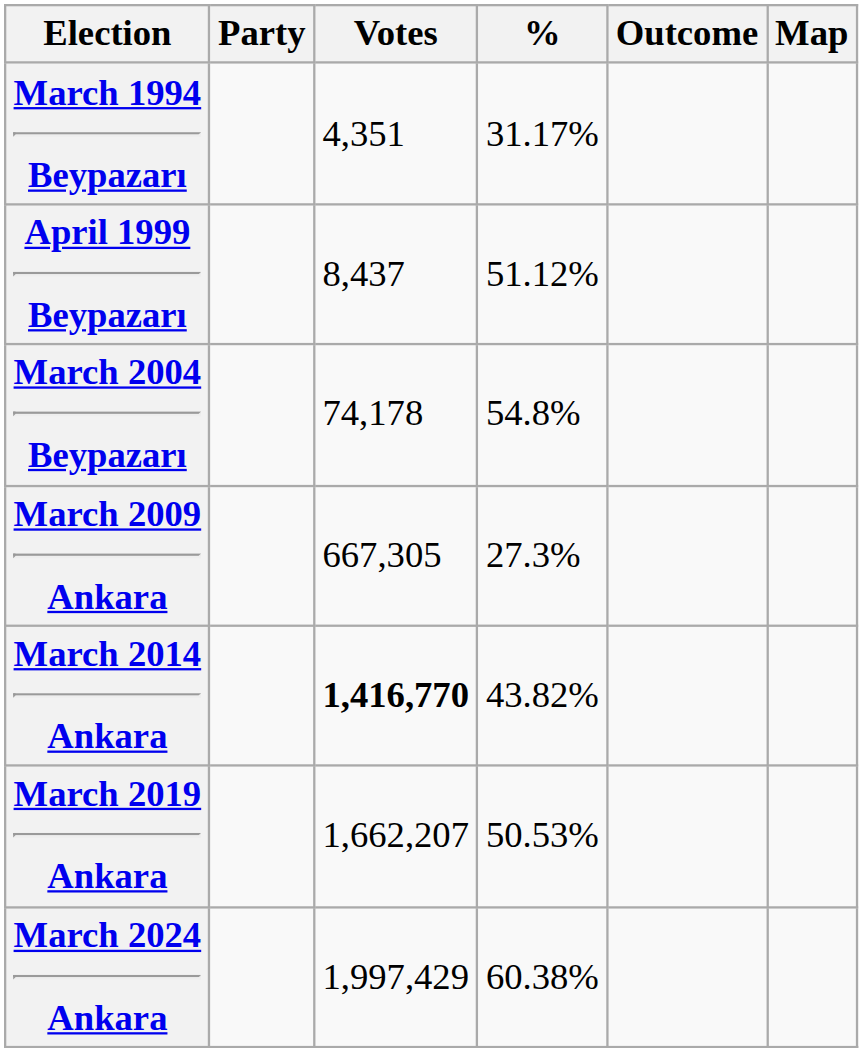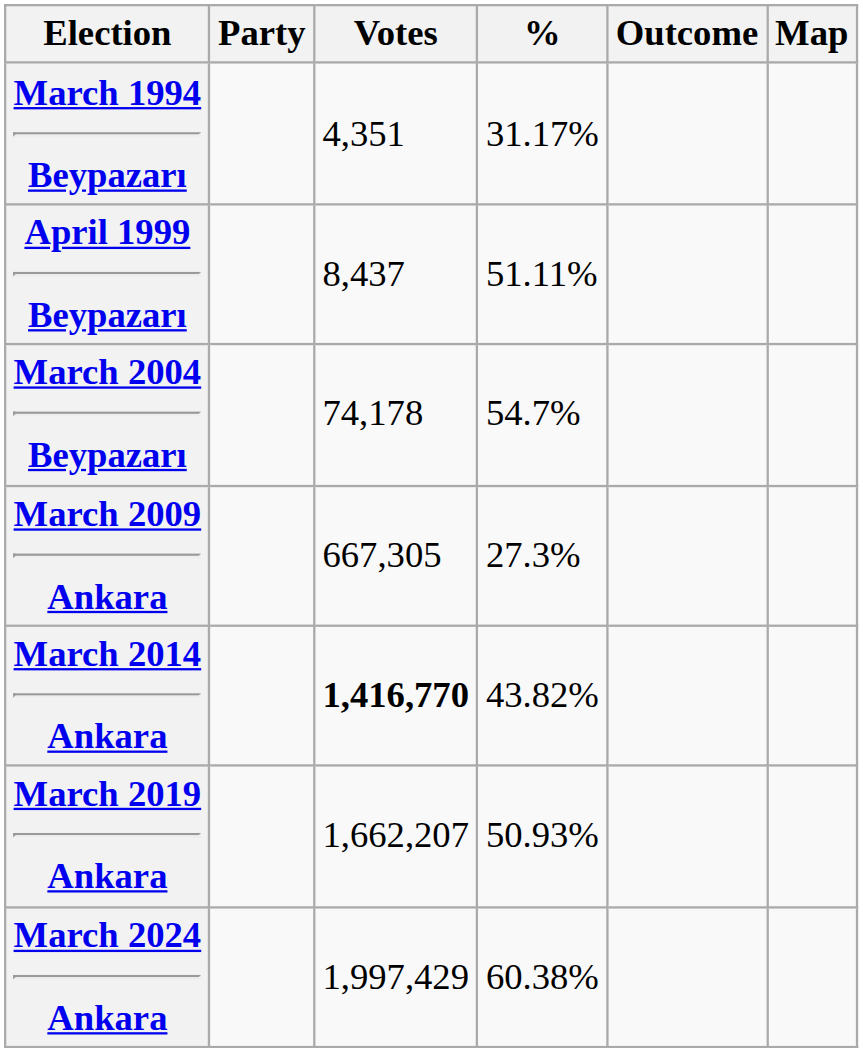(542, 273) 51.12% -> (542, 273) 51.11%
(533, 413) 54.8% -> (533, 413) 54.7%
(542, 835) 50.53% -> (542, 835) 50.93%
